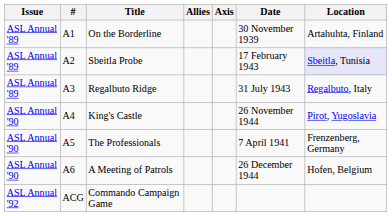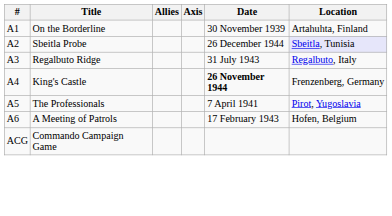- column: (32, 12)
(263, 61) 17 February 1943 -> (246, 44) 26 December 1944
(266, 116) normal -> (236, 82) bold
(342, 116) Pirot, Yugoslavia -> (338, 82) Frenzenberg, Germany
(333, 143) Frenzenberg, Germany -> (326, 103) Pirot, Yugoslavia
(265, 170) 26 December 1944 -> (243, 119) 17 February 1943
